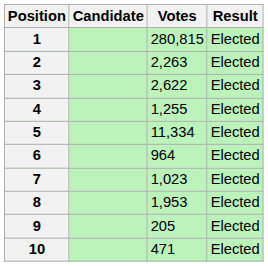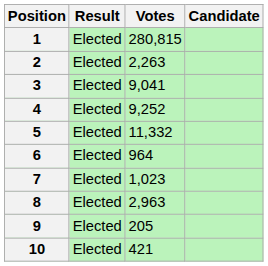columns swapped: (108, 16) <-> (235, 16)
(169, 86) 2,622 -> (147, 86) 9,041
(169, 109) 1,255 -> (147, 109) 9,252
(173, 132) 11,334 -> (151, 132) 11,332
(169, 202) 1,953 -> (147, 202) 2,963
(163, 249) 471 -> (141, 249) 421
